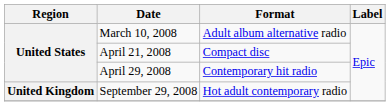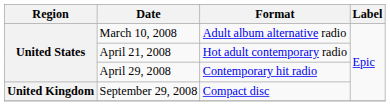(236, 52) Compact disc -> (275, 52) Hot adult contemporary radio
(275, 91) Hot adult contemporary radio -> (236, 91) Compact disc
